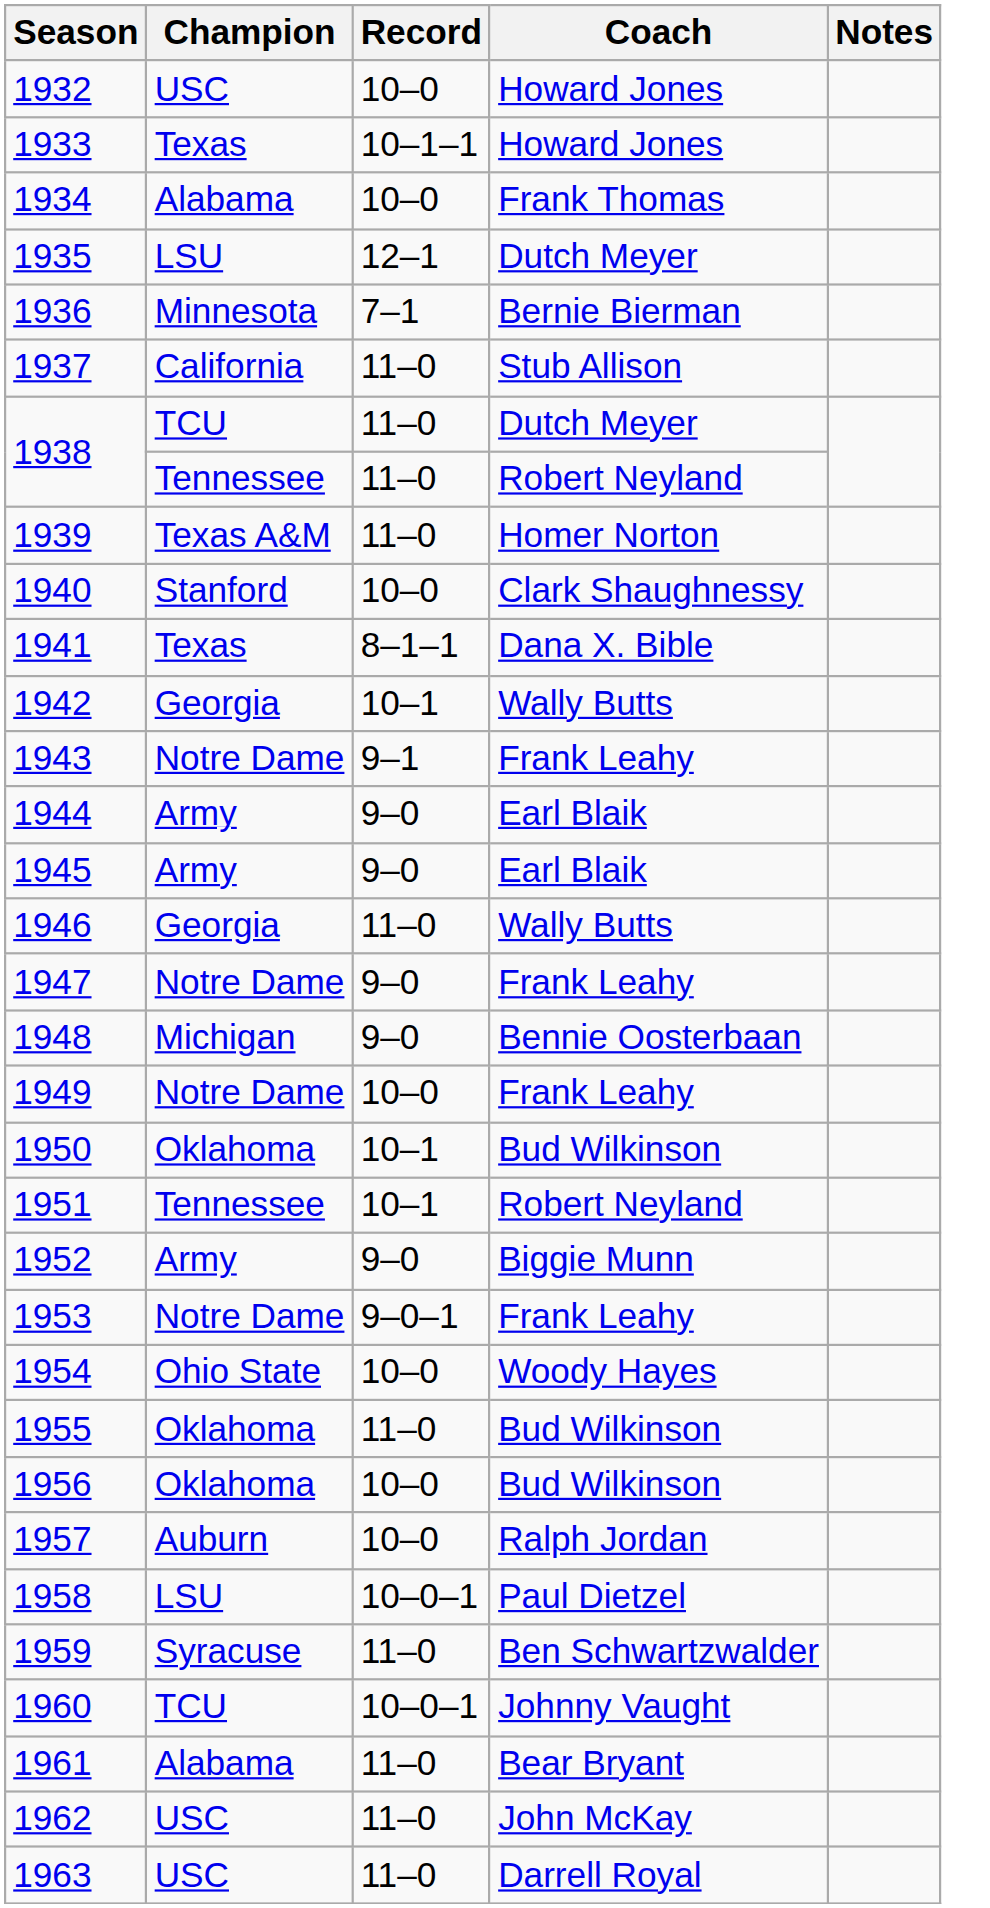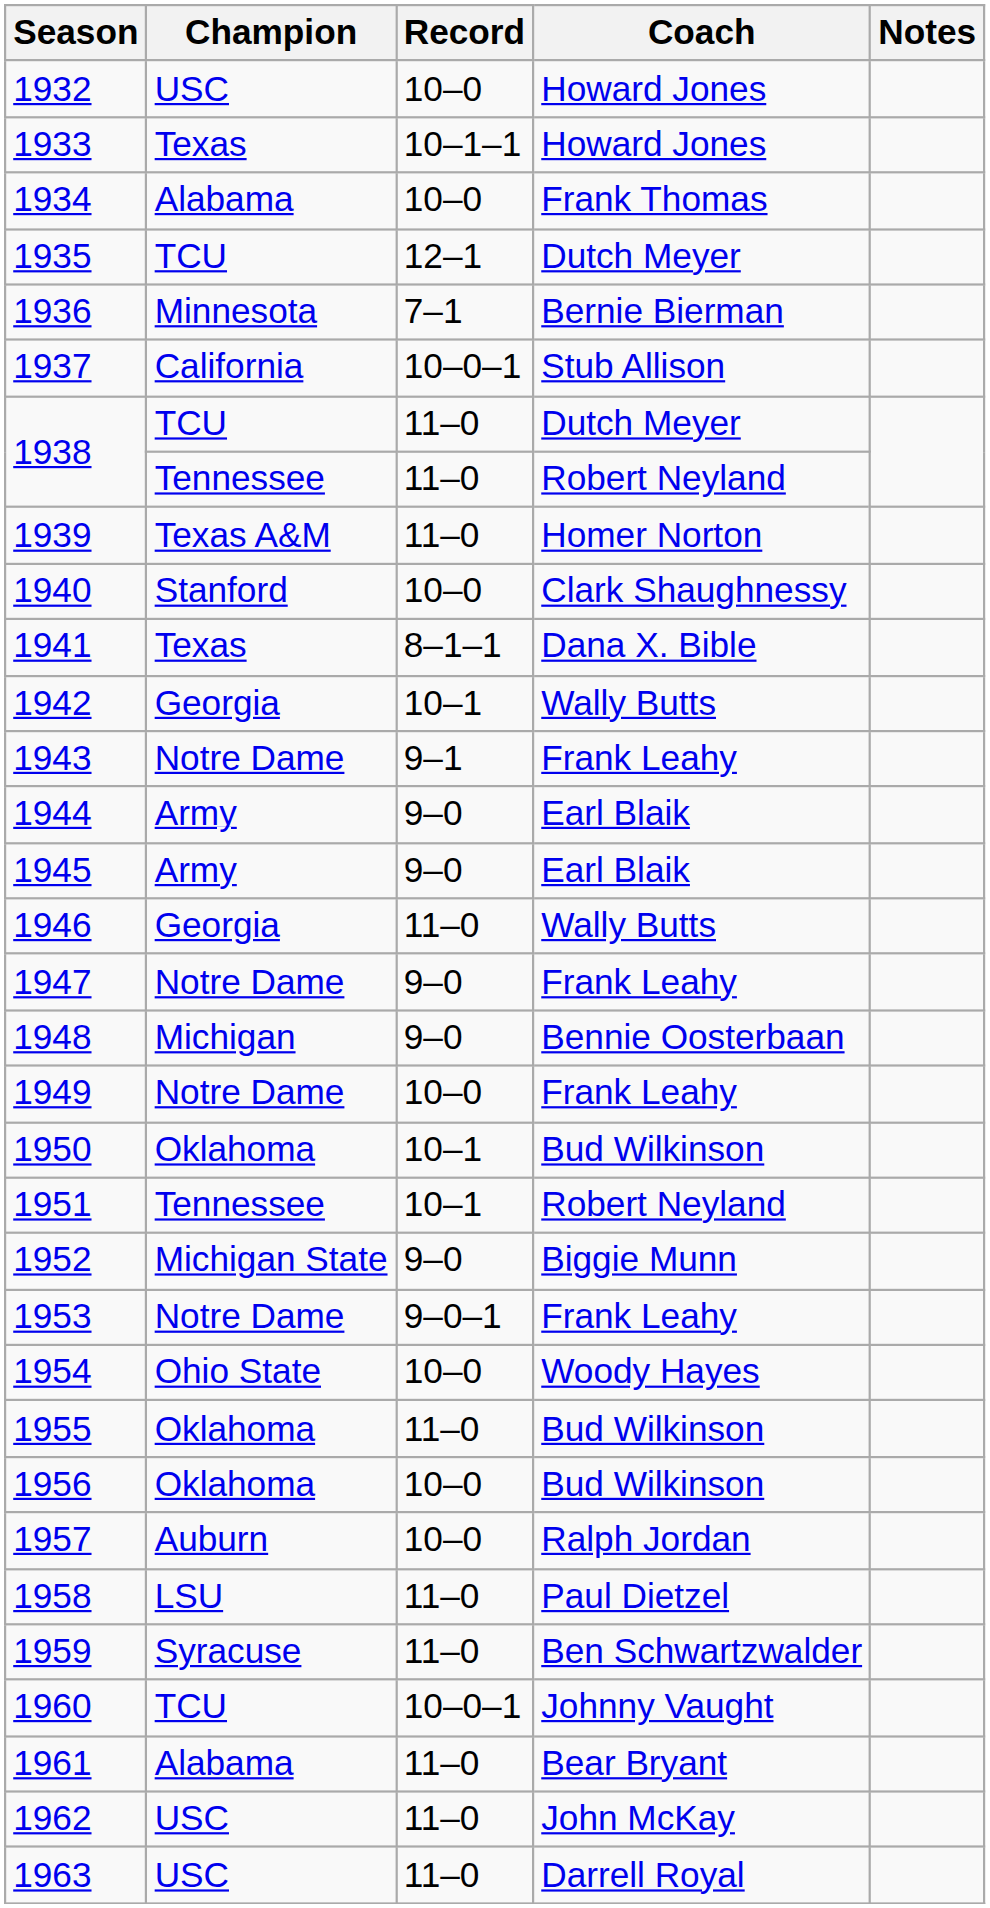(189, 255) LSU -> (191, 255) TCU
(398, 367) 11–0 -> (462, 367) 10–0–1
(196, 1260) Army -> (271, 1260) Michigan State
(419, 1595) 10–0–1 -> (442, 1595) 11–0
